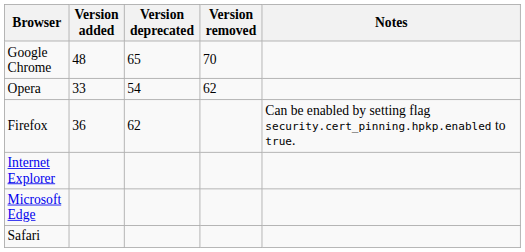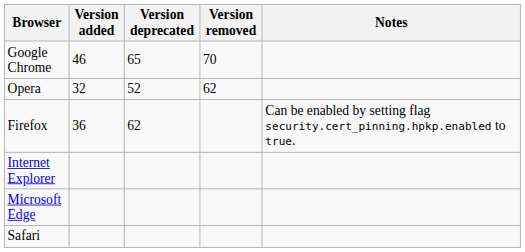(79, 59) 48 -> (79, 59) 46
(79, 89) 33 -> (79, 89) 32
(134, 89) 54 -> (134, 89) 52
